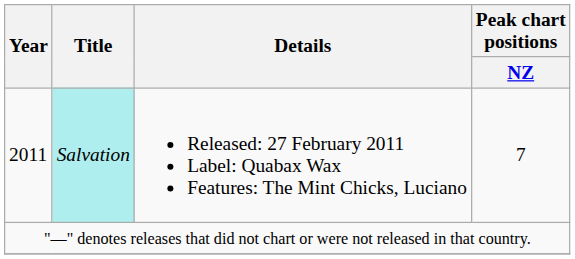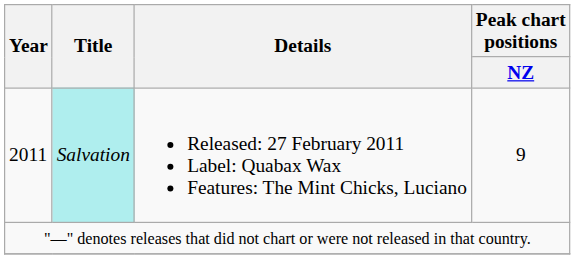(521, 155) 7 -> (521, 155) 9
